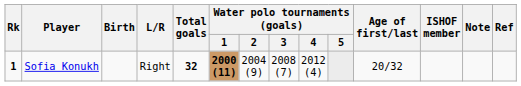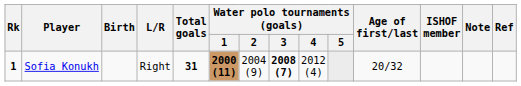(191, 66) 32 -> (191, 66) 31
(284, 66) normal -> (284, 66) bold
